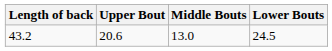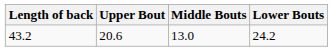(264, 35) 24.5 -> (264, 35) 24.2
